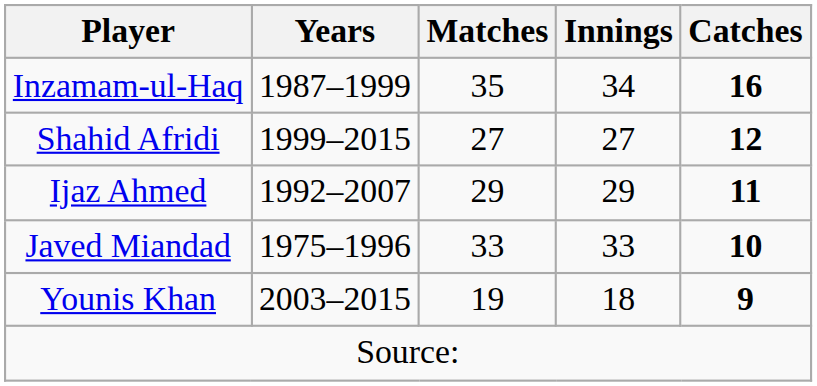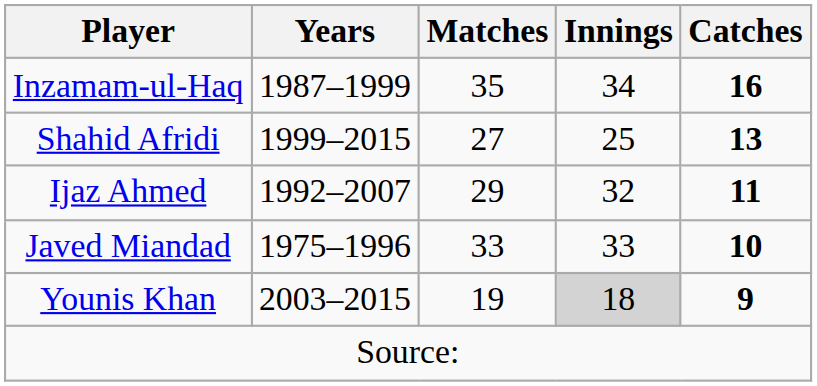(618, 138) 27 -> (618, 138) 25
(746, 138) 12 -> (746, 138) 13
(618, 191) 29 -> (618, 191) 32
(618, 298) no background -> (618, 298) lightgrey background
